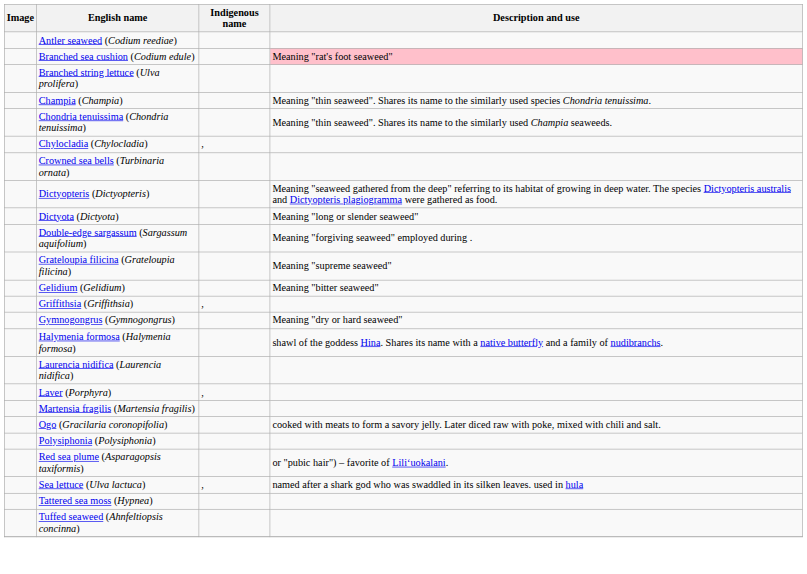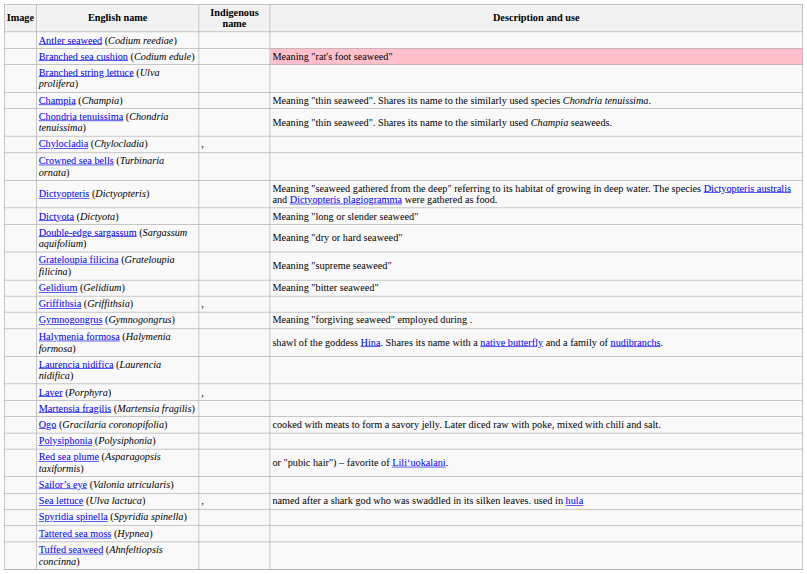(372, 238) Meaning "forgiving seaweed" employed during . -> (337, 238) Meaning "dry or hard seaweed"
(337, 320) Meaning "dry or hard seaweed" -> (372, 320) Meaning "forgiving seaweed" employed during .
+ row: (106, 485)
+ row: (113, 517)
